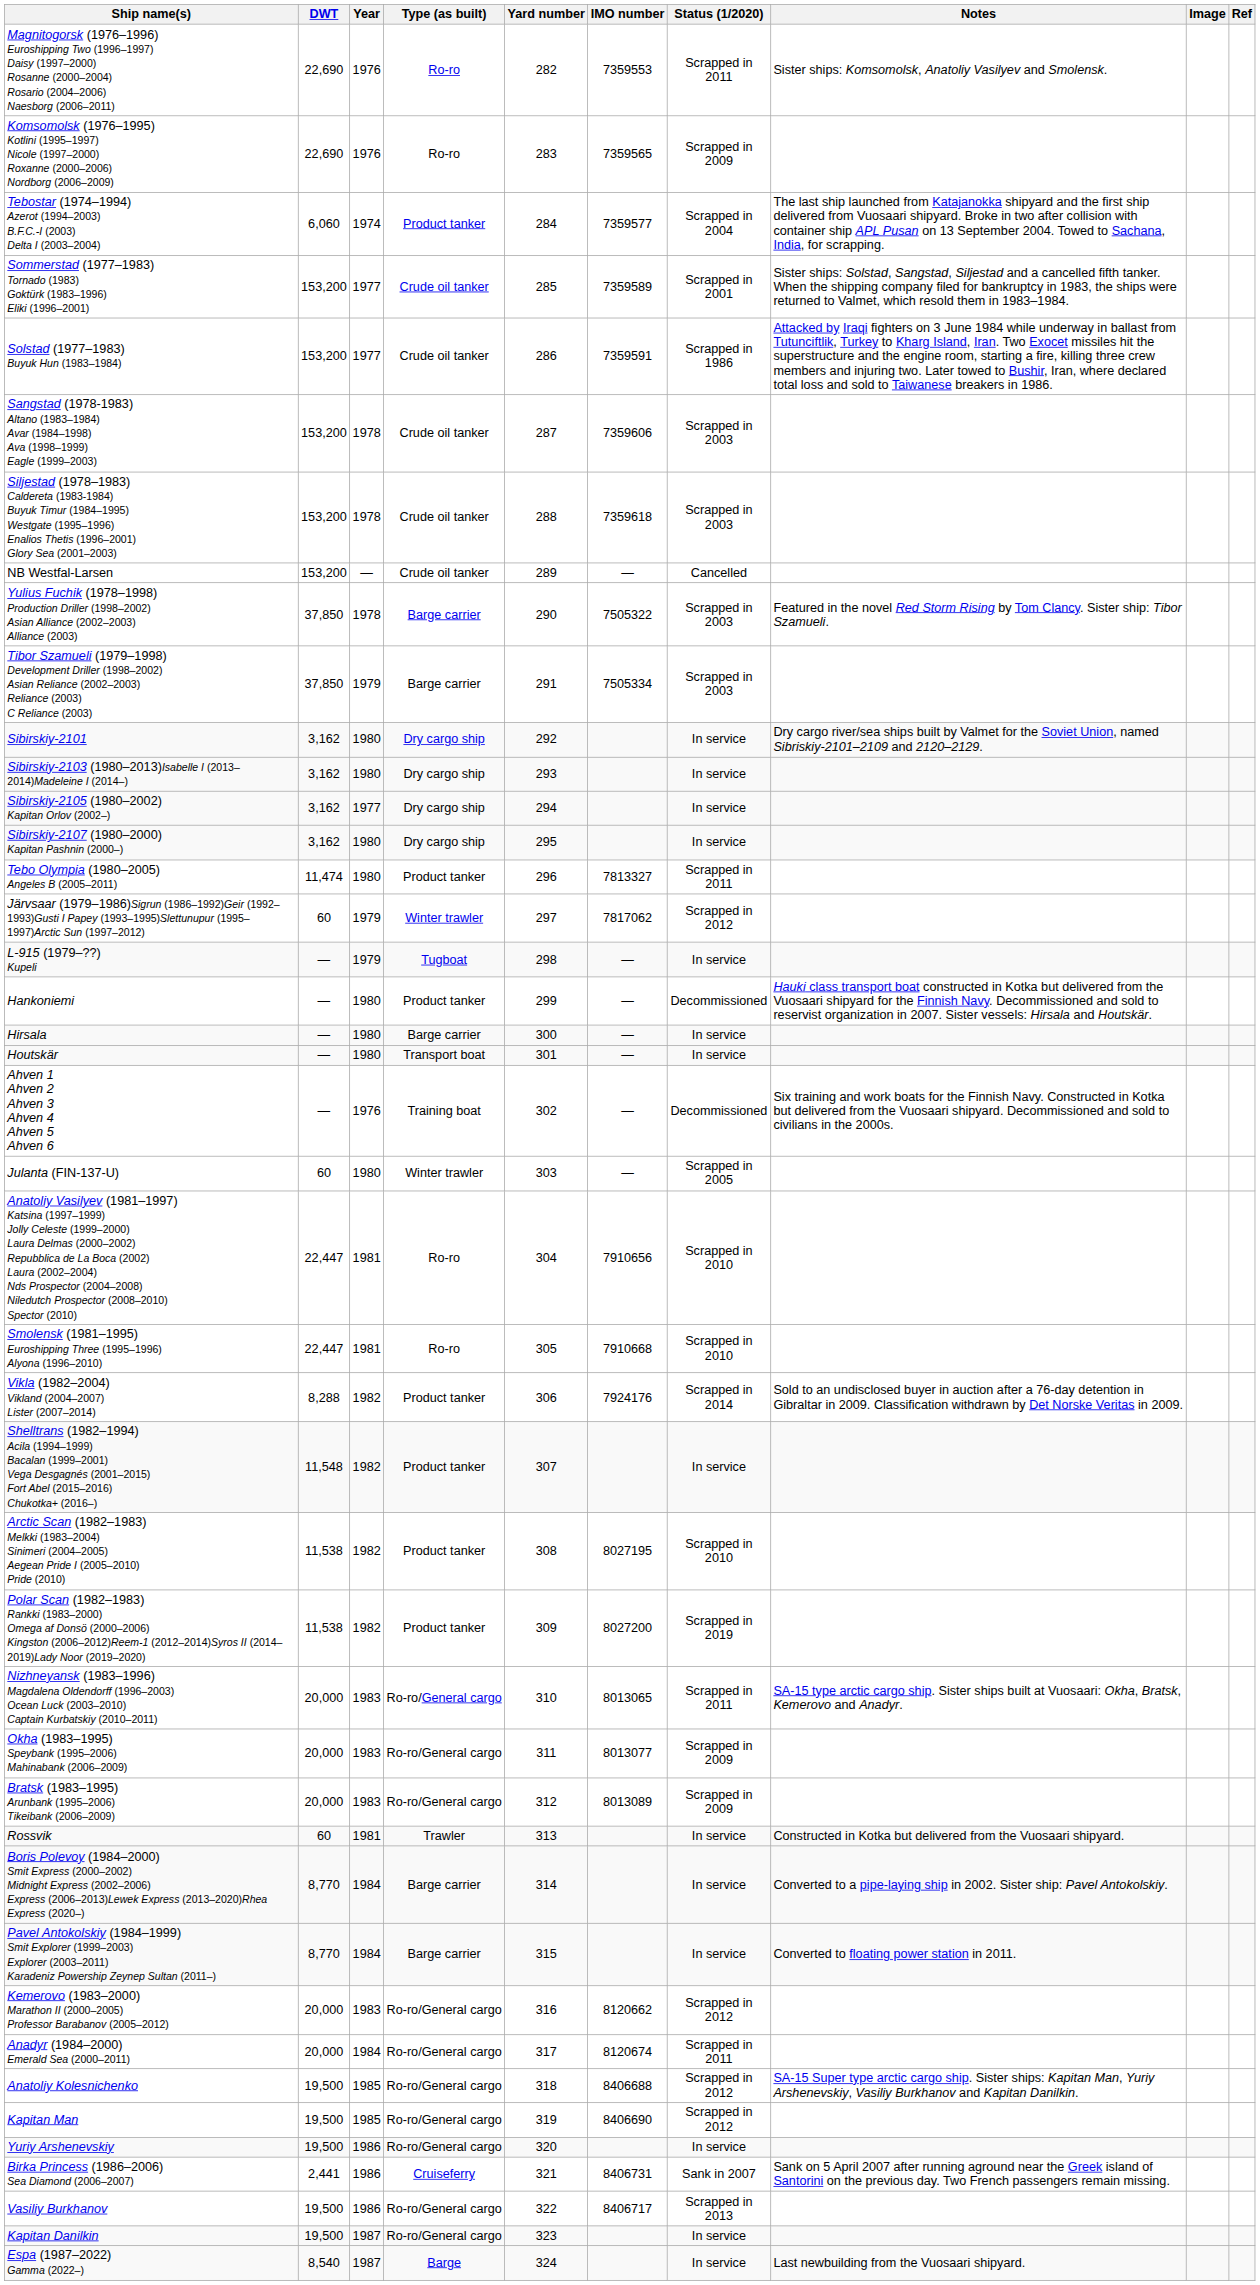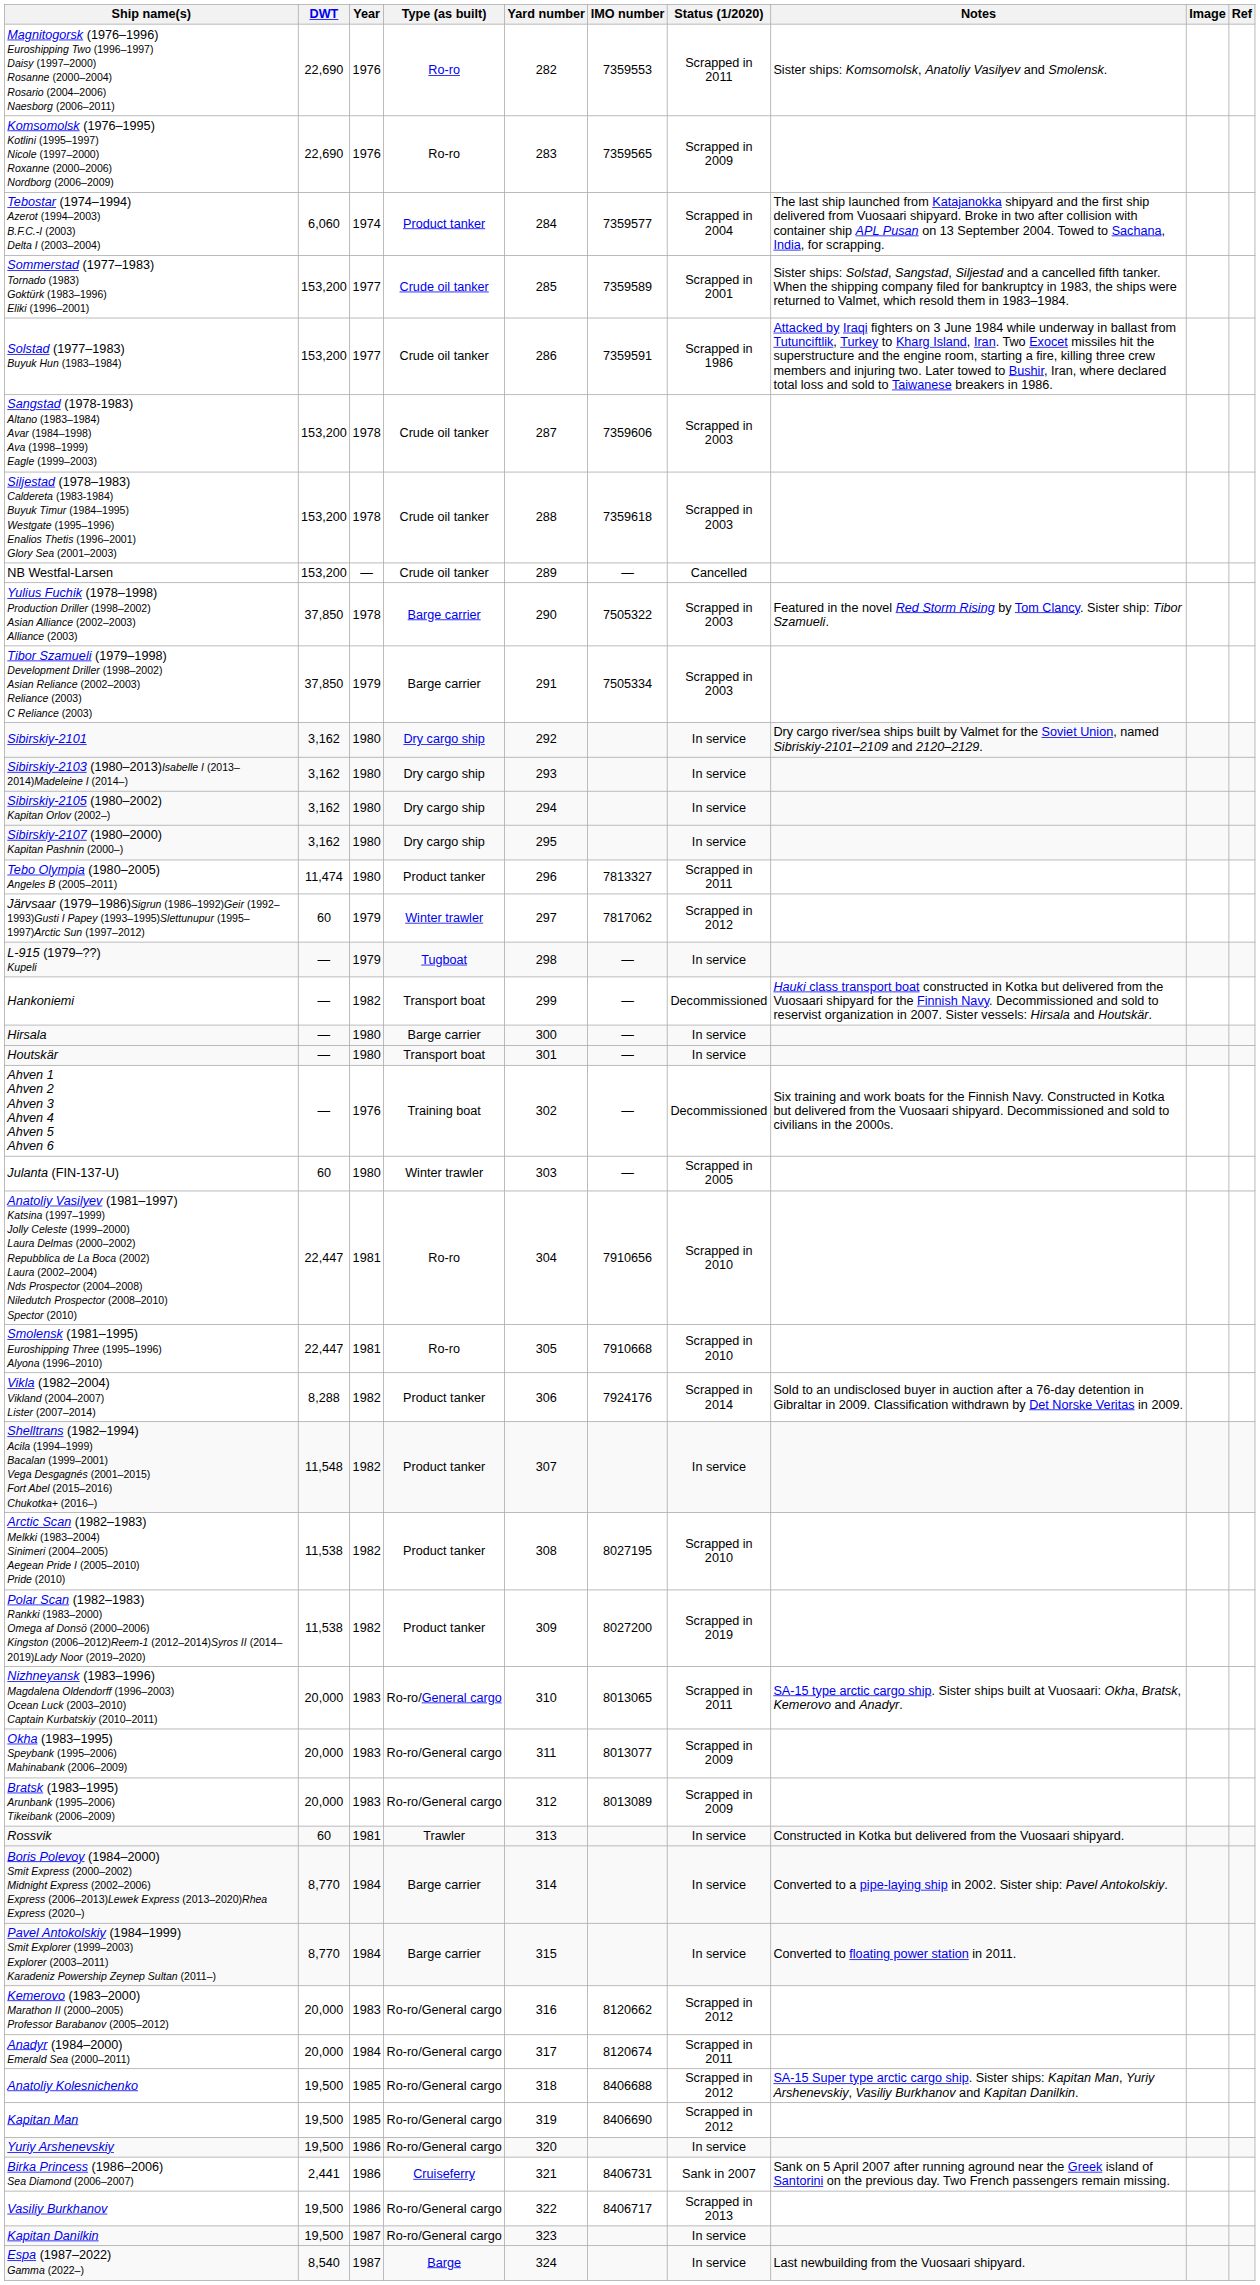(367, 808) 1977 -> (367, 808) 1980
(367, 1001) 1980 -> (367, 1001) 1982
(444, 1001) Product tanker -> (444, 1001) Transport boat
